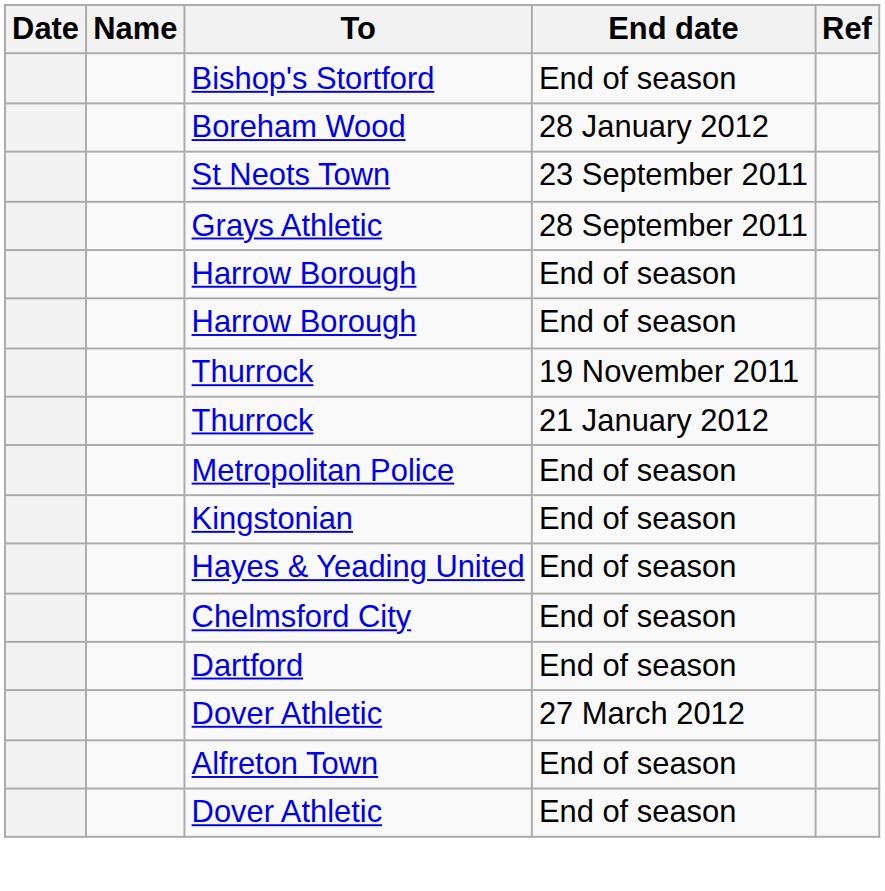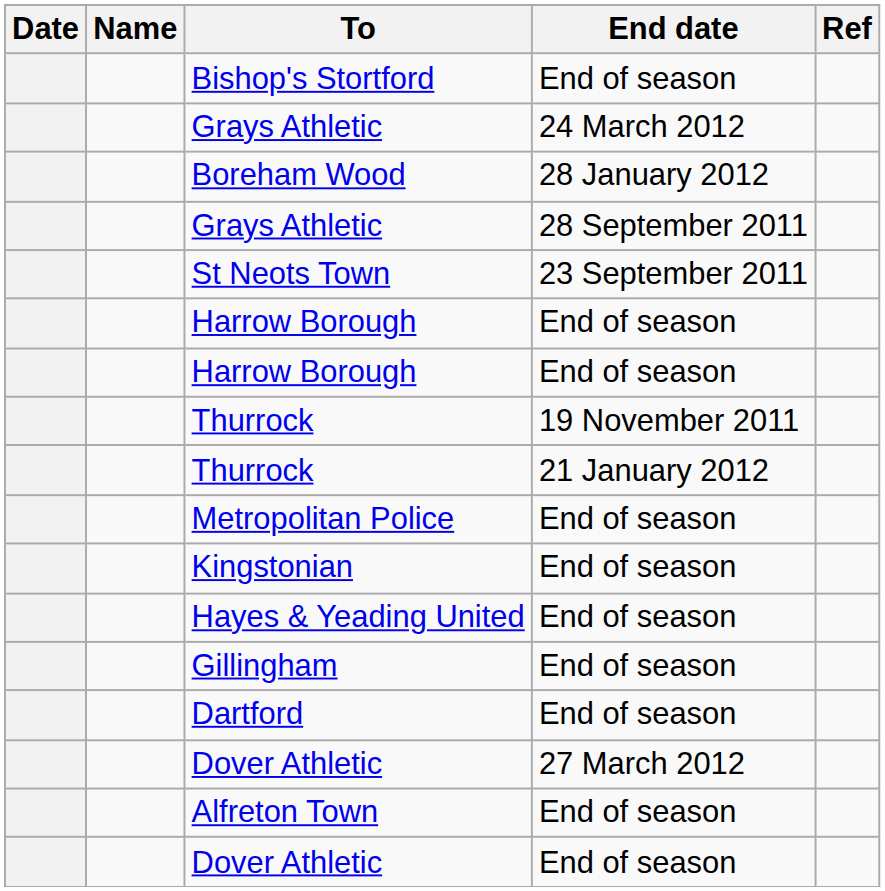+ row: (287, 126)
rows swapped: (291, 175) <-> (287, 224)
+ row: (265, 665)
- row: (301, 616)
